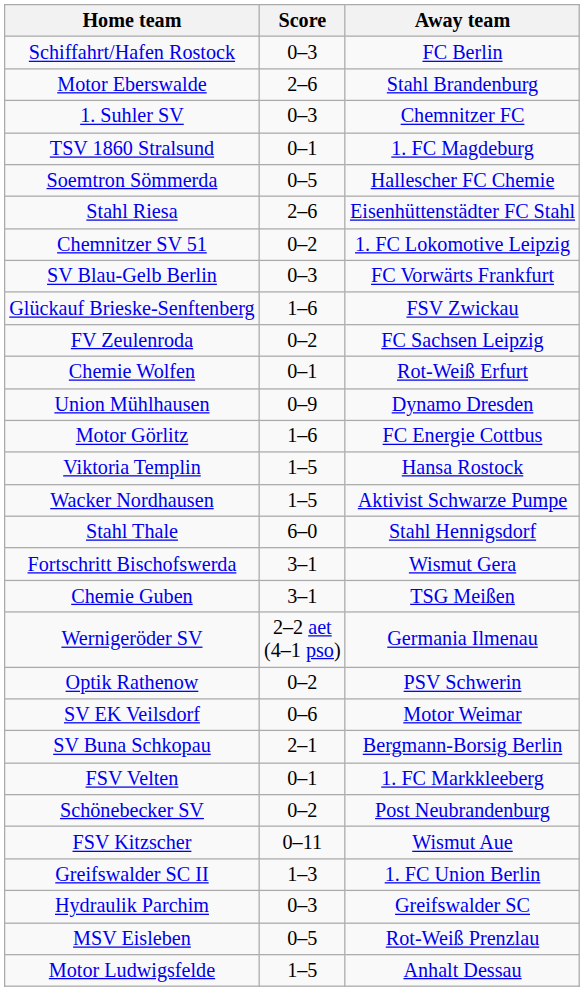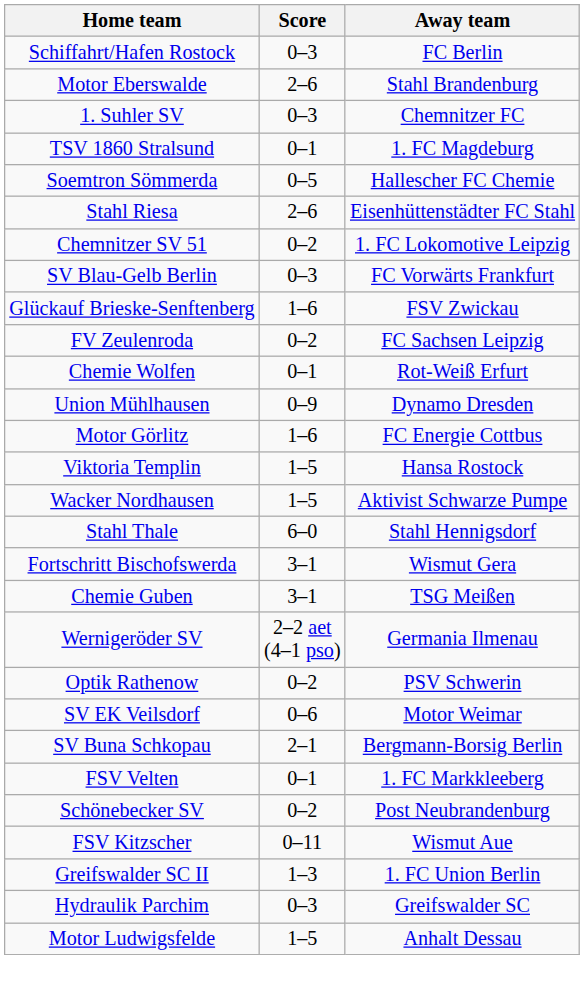- row: (132, 938)
